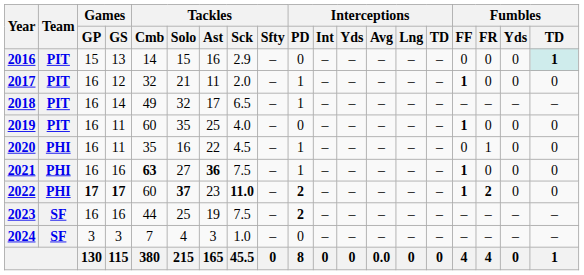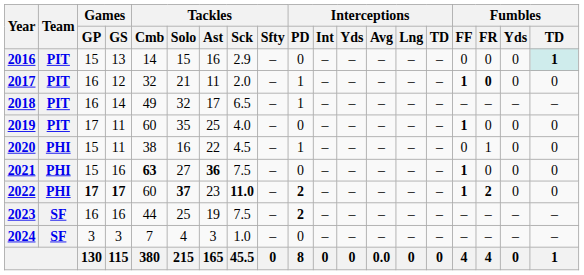(488, 81) normal -> (488, 81) bold
(92, 125) 16 -> (92, 125) 17
(92, 147) 16 -> (92, 147) 15
(150, 147) 35 -> (150, 147) 38
(92, 170) 16 -> (92, 170) 15
(300, 170) 1 -> (300, 170) 0
